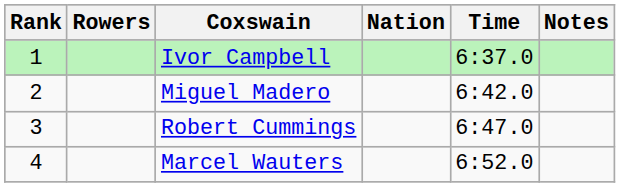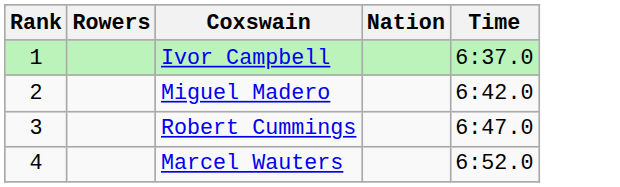- column: (576, 23)
